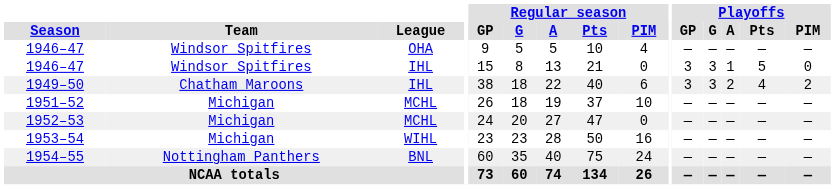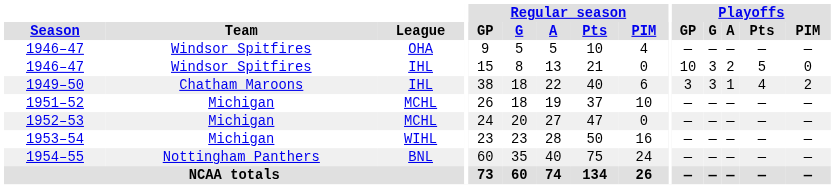(688, 67) 3 -> (688, 67) 10
(730, 67) 1 -> (730, 67) 2
(730, 85) 2 -> (730, 85) 1
